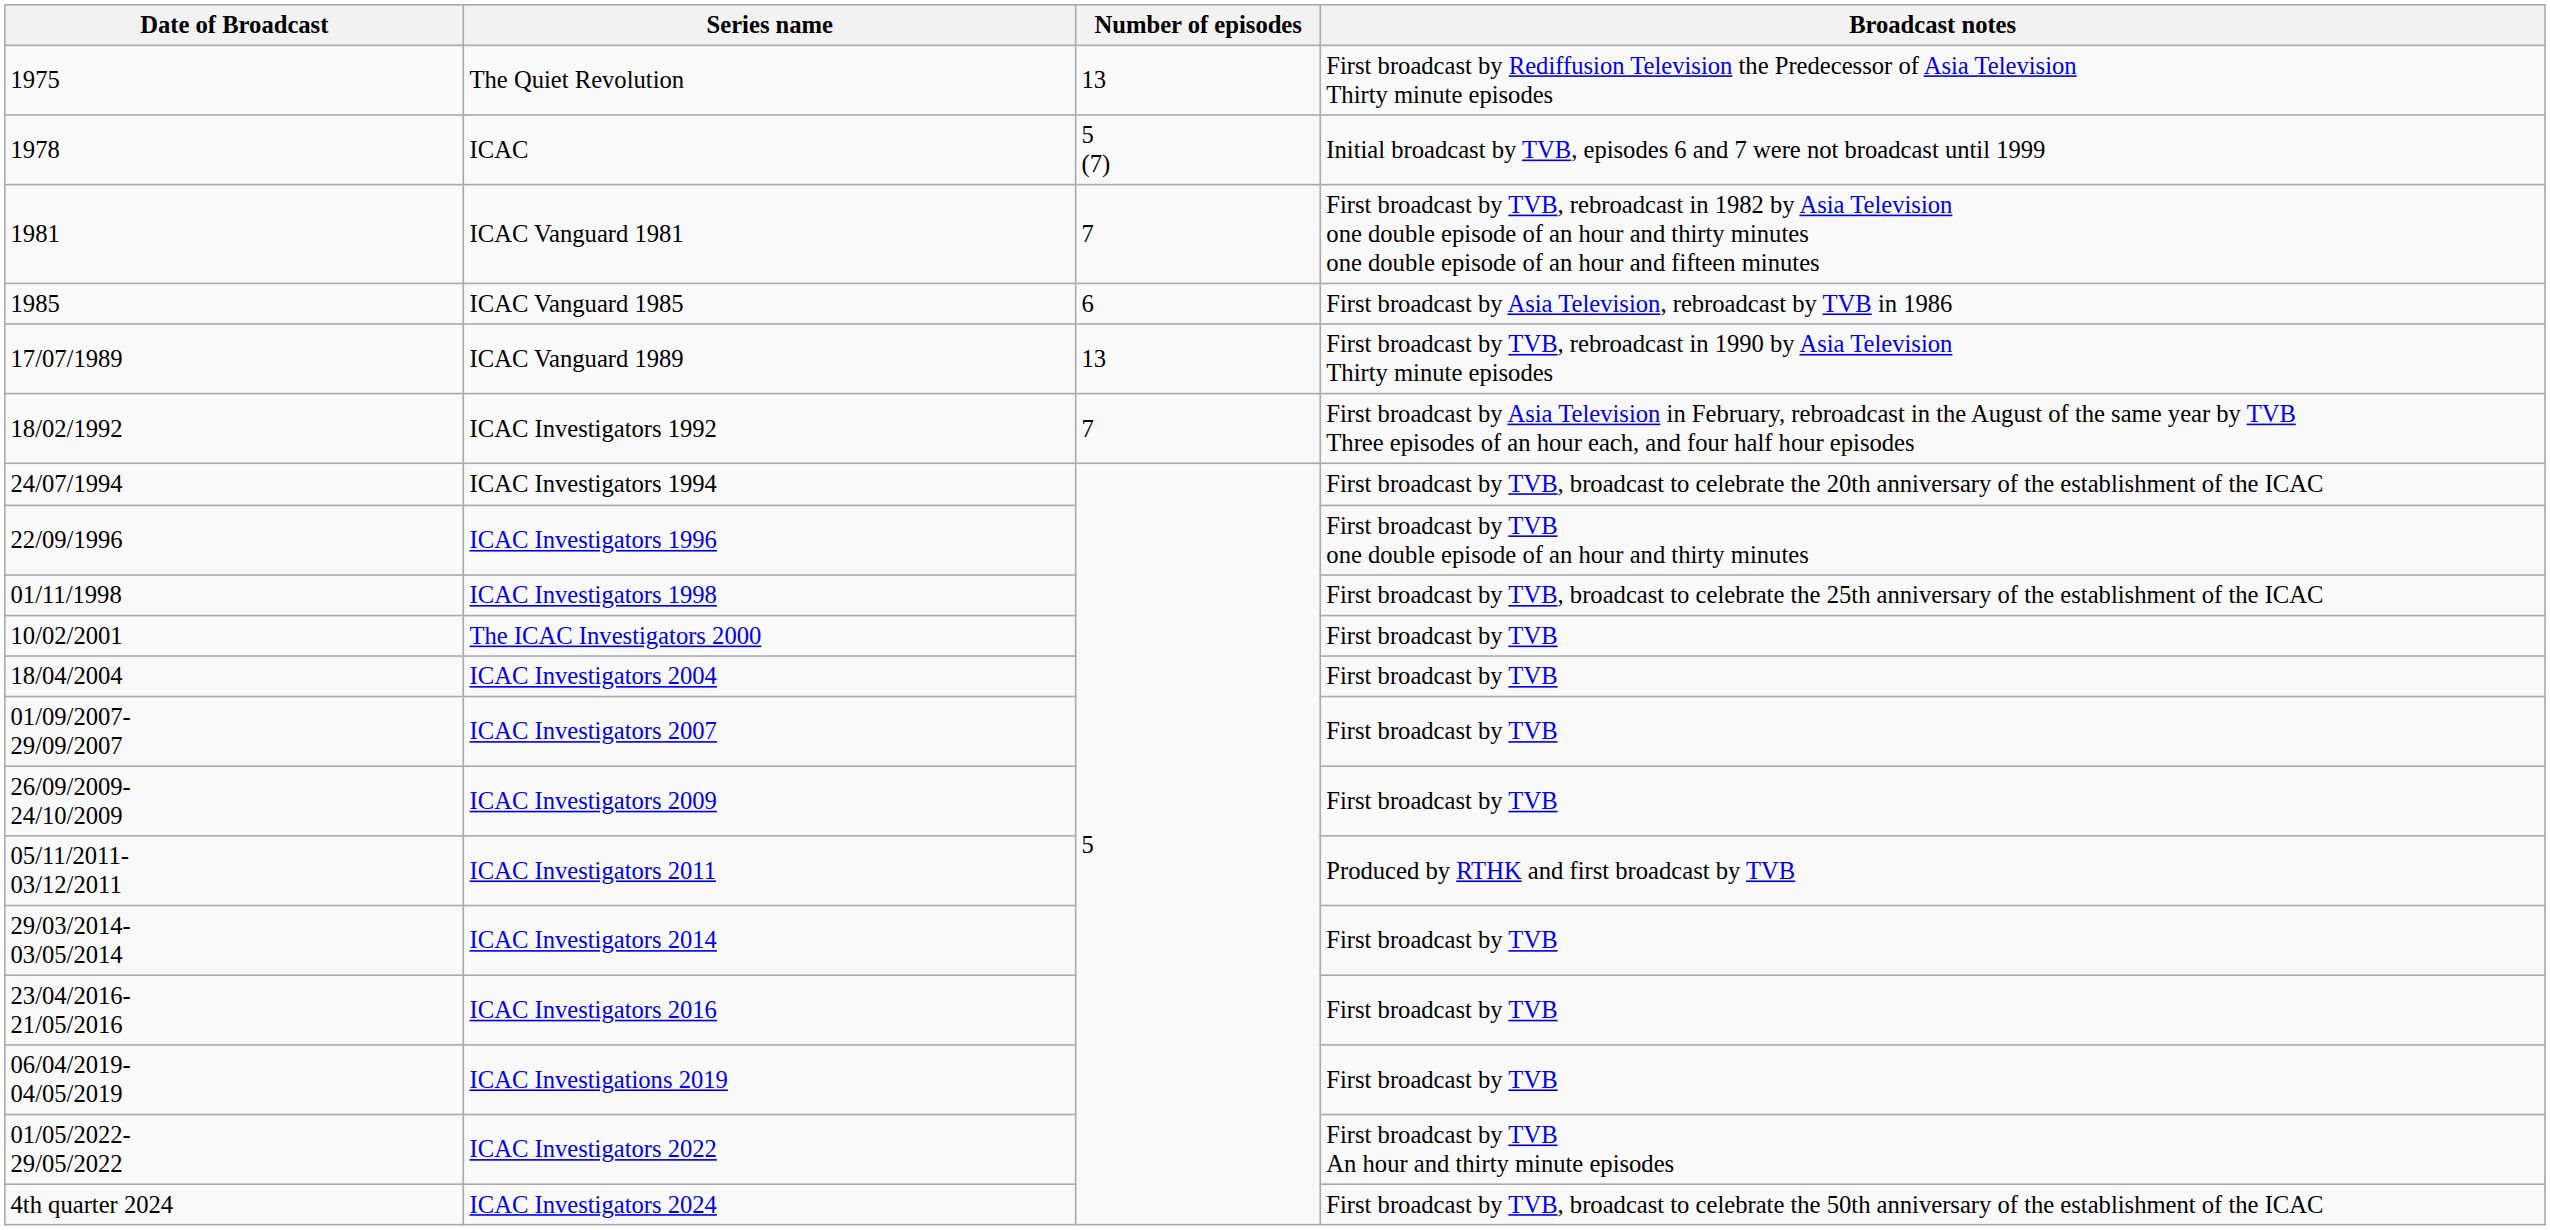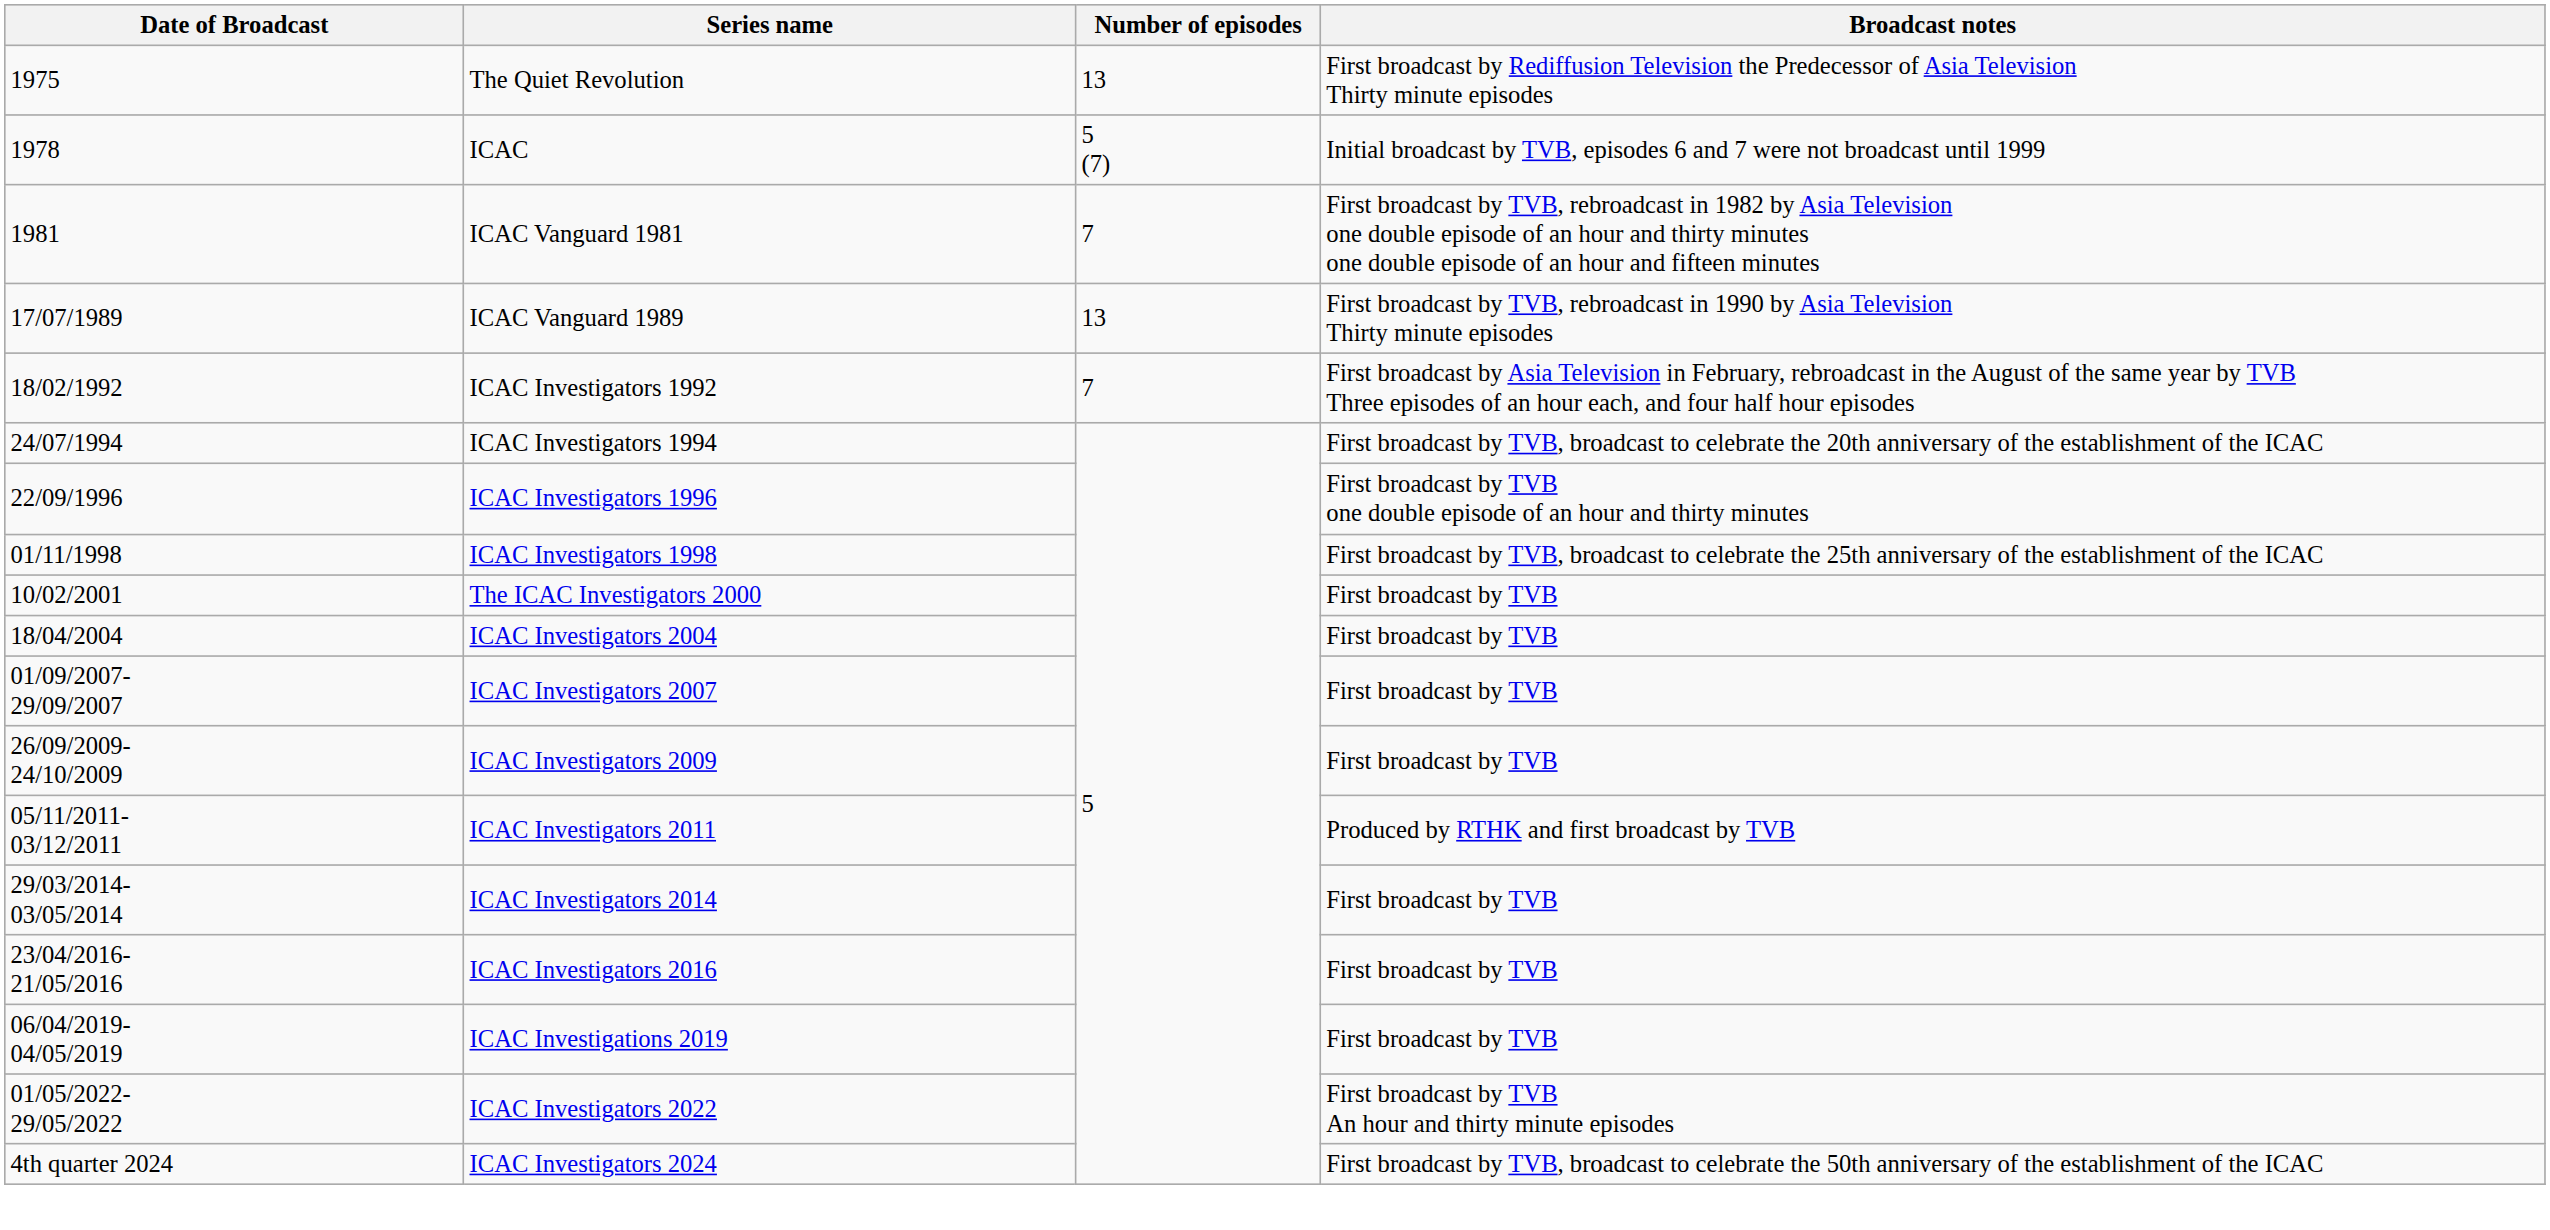- row: (577, 304)
